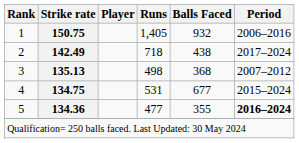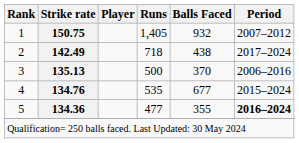(264, 33) 2006–2016 -> (264, 33) 2007–2012
(154, 71) 498 -> (154, 71) 500
(202, 71) 368 -> (202, 71) 370
(264, 71) 2007–2012 -> (264, 71) 2006–2016
(68, 90) 134.75 -> (68, 90) 134.76
(154, 90) 531 -> (154, 90) 535
